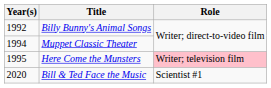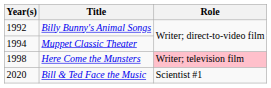(17, 59) 1995 -> (17, 59) 1998
